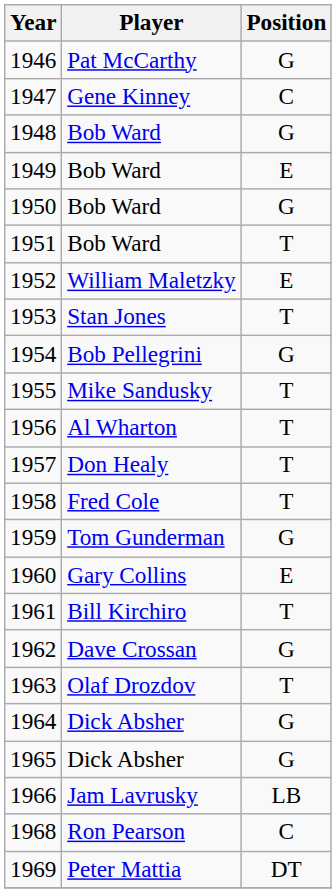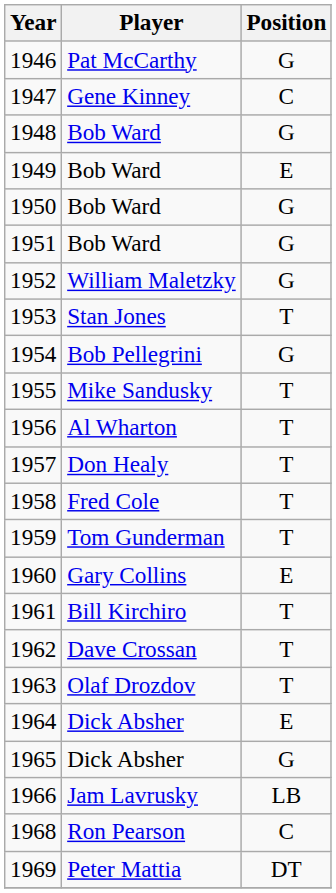(286, 243) T -> (286, 243) G
(286, 280) E -> (286, 280) G
(286, 538) G -> (286, 538) T
(286, 648) G -> (286, 648) T
(286, 721) G -> (286, 721) E
